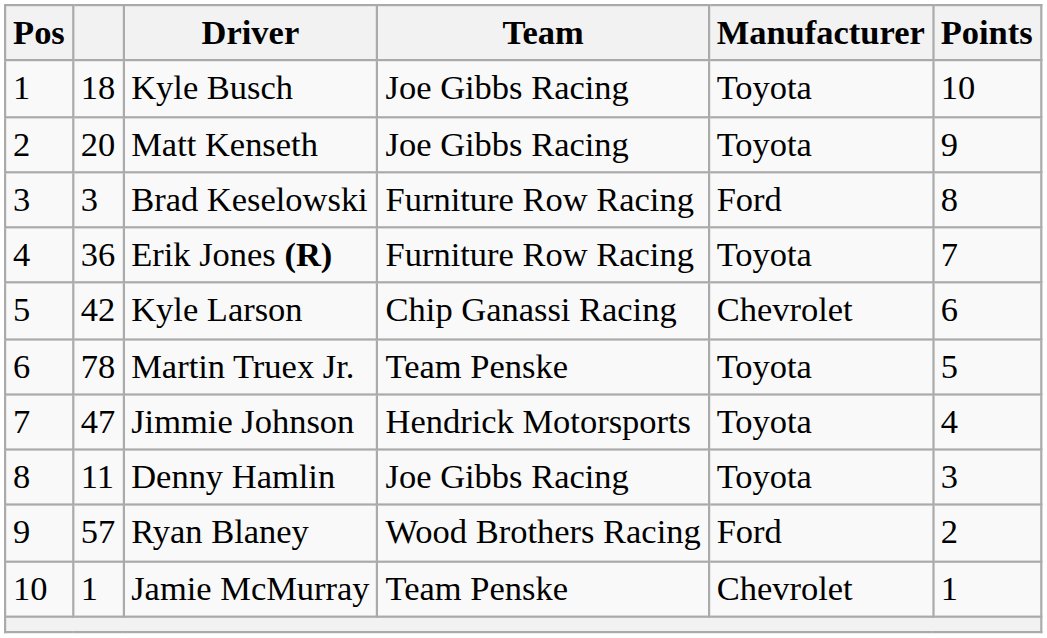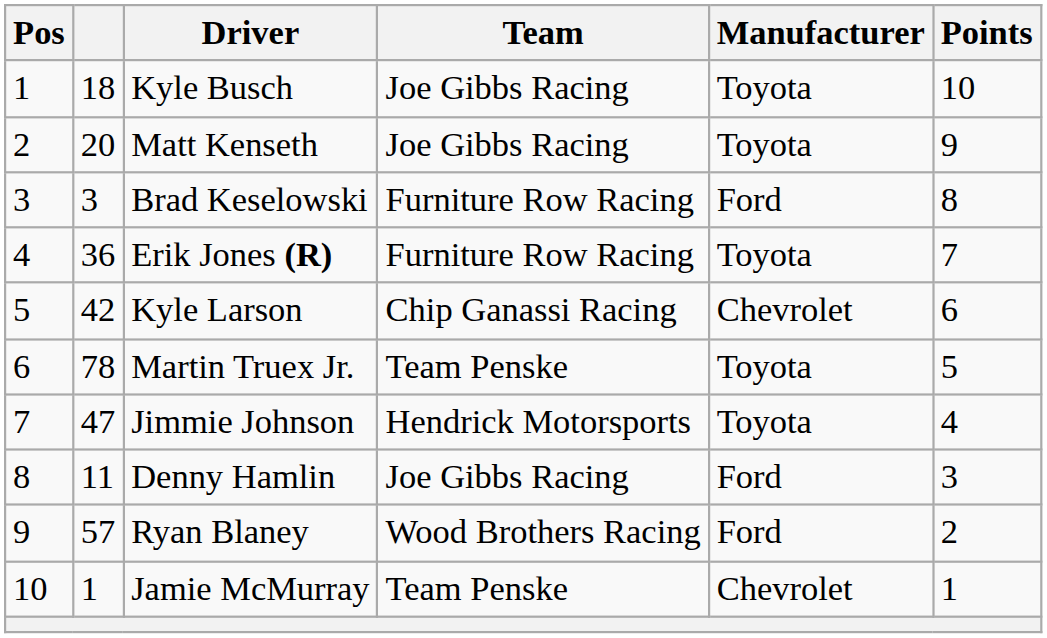(764, 476) Toyota -> (749, 476) Ford
